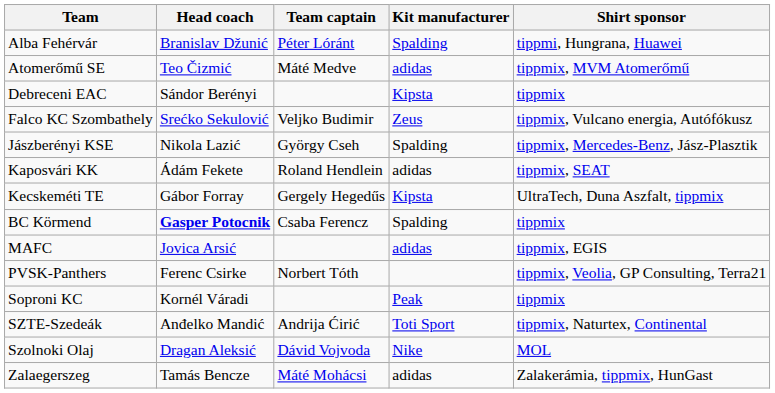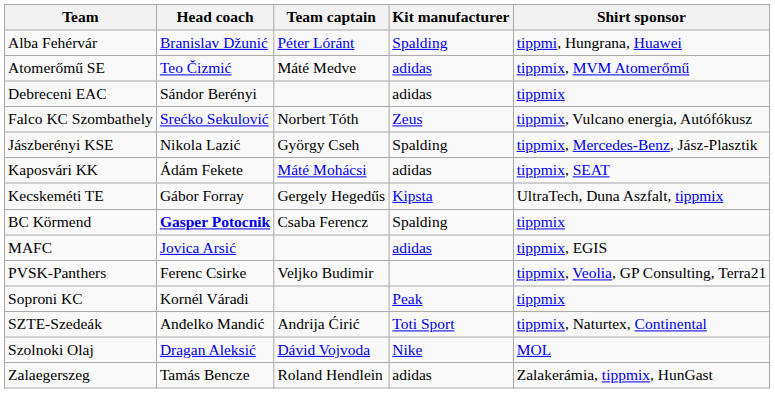(413, 94) Kipsta -> (412, 94) adidas
(325, 119) Veljko Budimir -> (318, 119) Norbert Tóth
(330, 170) Roland Hendlein -> (322, 170) Máté Mohácsi
(318, 273) Norbert Tóth -> (325, 273) Veljko Budimir
(322, 375) Máté Mohácsi -> (330, 375) Roland Hendlein
